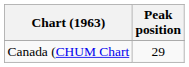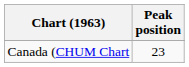(158, 51) 29 -> (158, 51) 23
